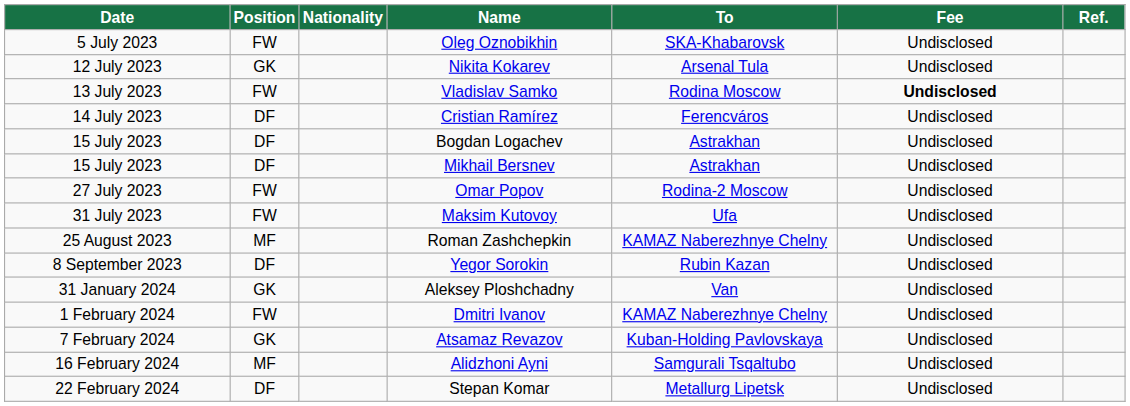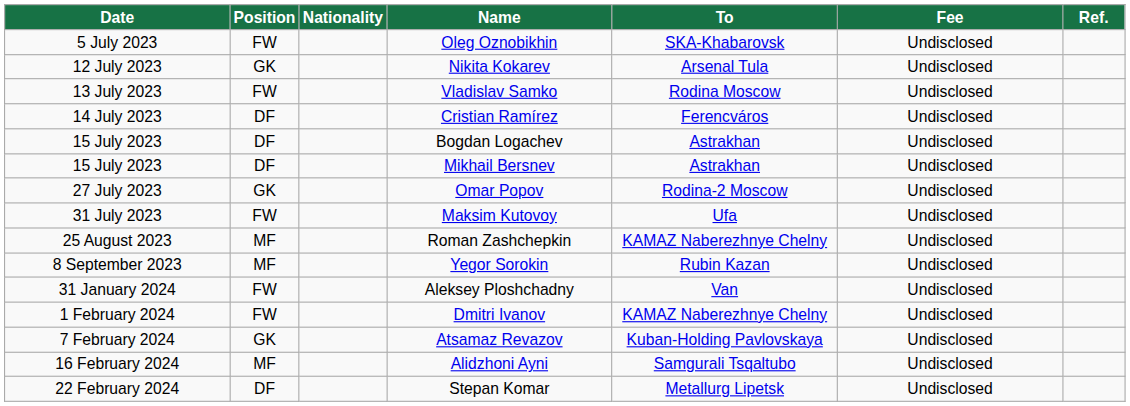(950, 92) bold -> (950, 92) normal
(265, 191) FW -> (265, 191) GK
(265, 265) DF -> (265, 265) MF
(265, 290) GK -> (265, 290) FW
